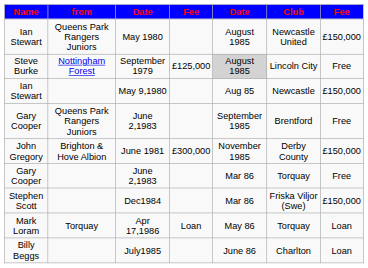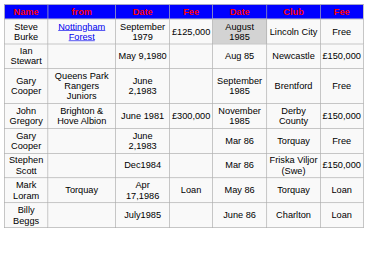- row: (82, 37)
